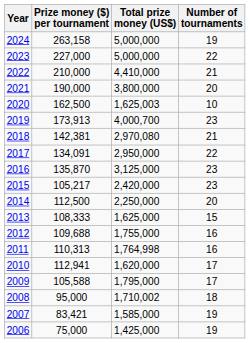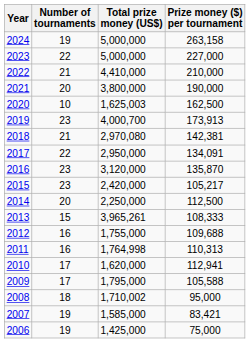columns swapped: (212, 18) <-> (72, 18)
(137, 169) 3,125,000 -> (123, 169) 3,120,000
(137, 217) 1,625,000 -> (123, 217) 3,965,261
